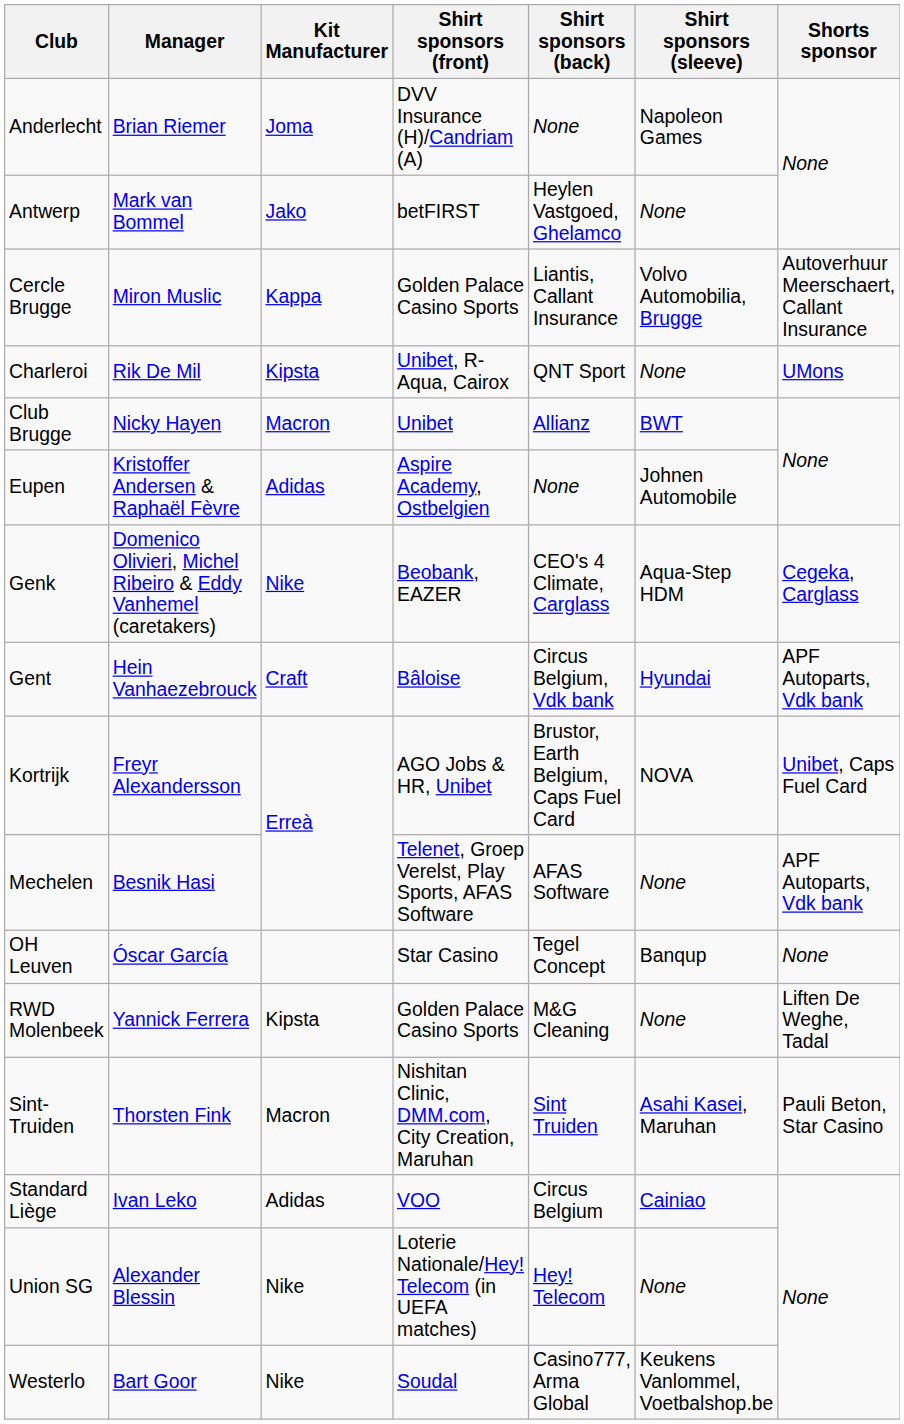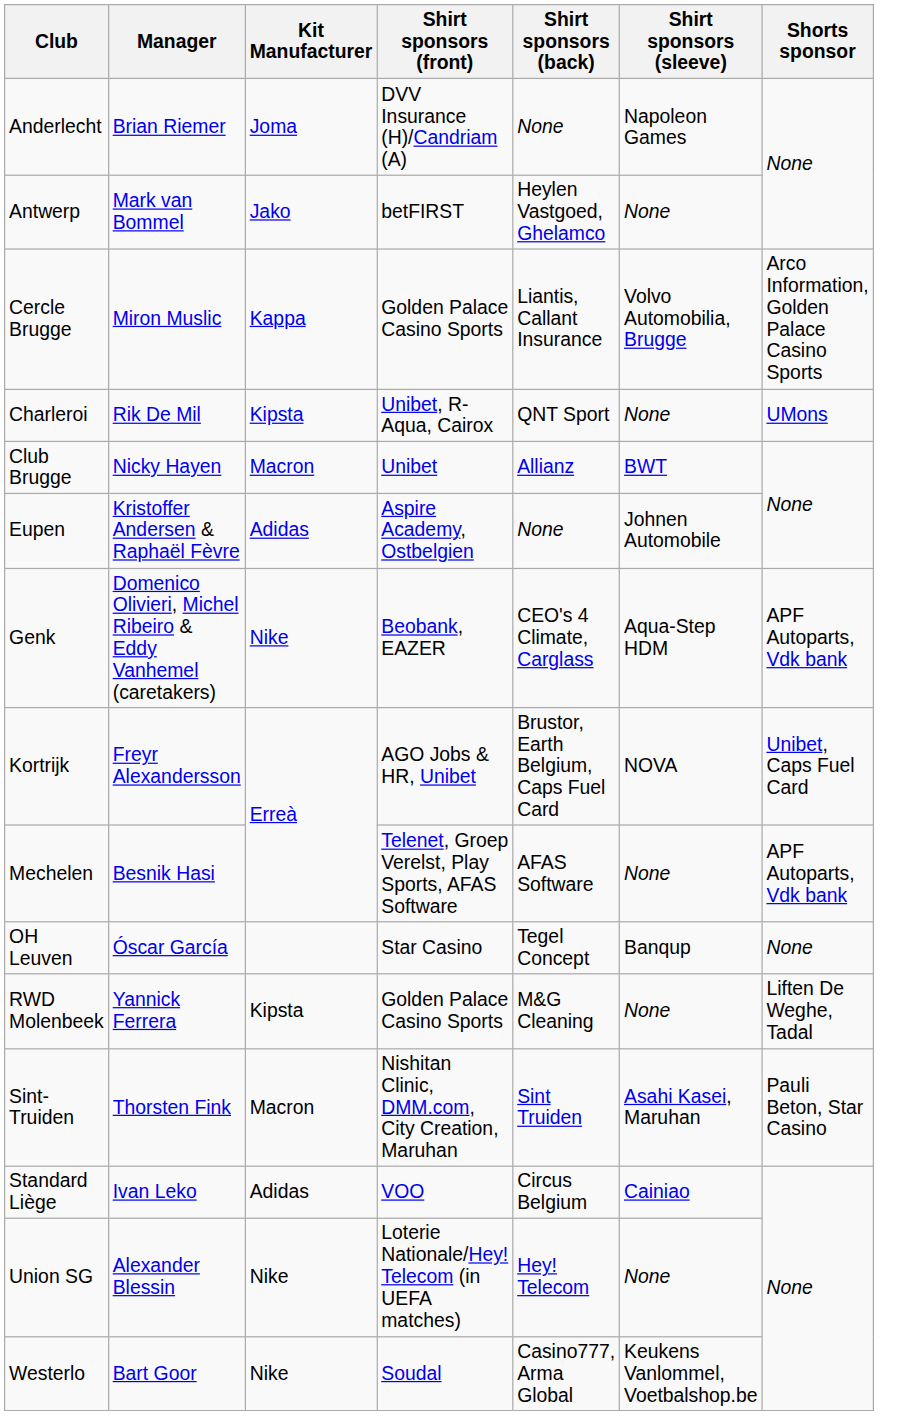(839, 297) Autoverhuur Meerschaert, Callant Insurance -> (818, 318) Arco Information, Golden Palace Casino Sports
(820, 583) Cegeka, Carglass -> (811, 637) APF Autoparts, Vdk bank
- row: (30, 679)
